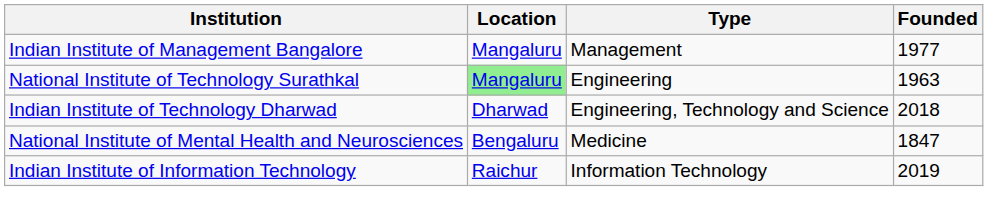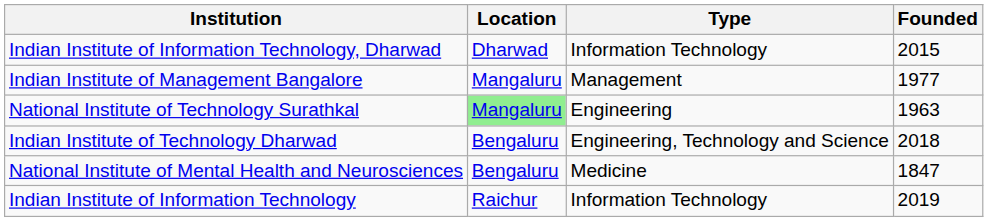+ row: (225, 49)
(510, 110) Dharwad -> (515, 140) Bengaluru
